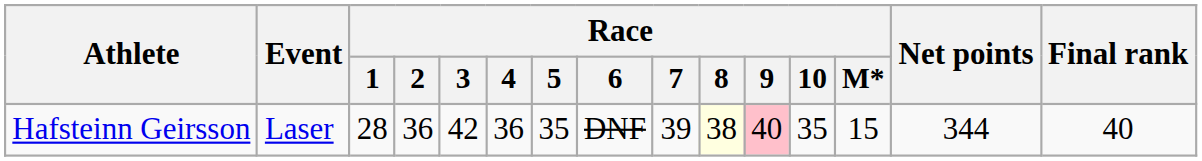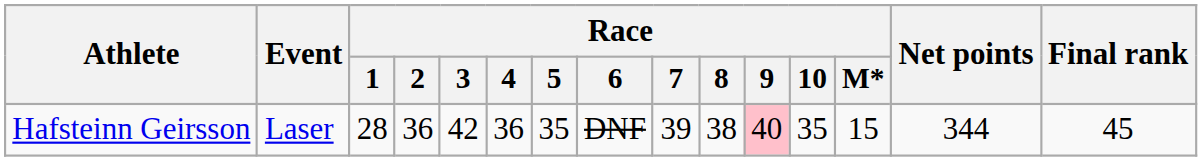(721, 129) lightyellow background -> (721, 129) no background
(1118, 129) 40 -> (1118, 129) 45
